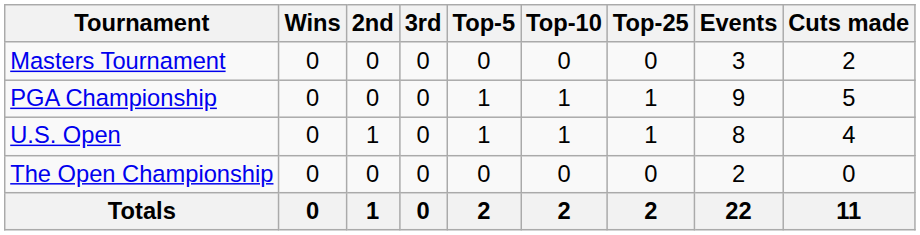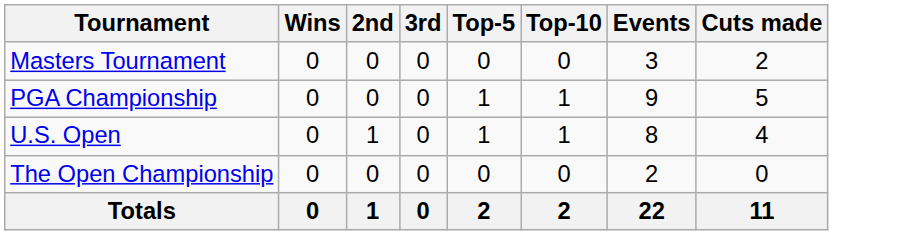- column: (651, 23)
